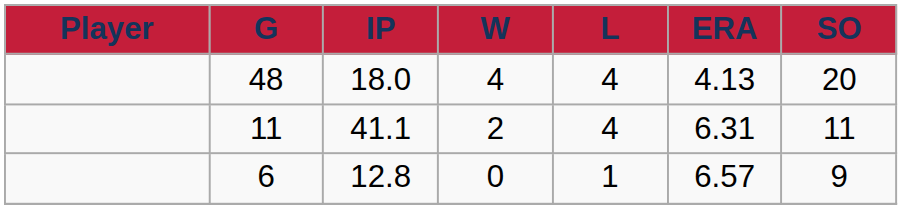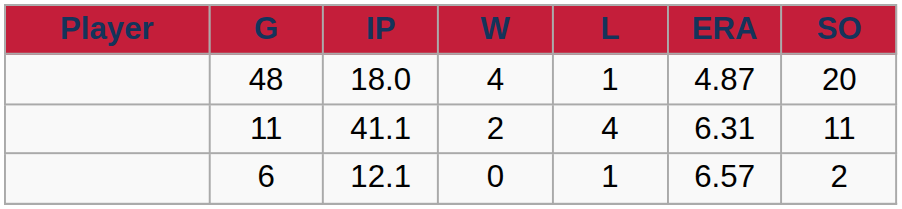(610, 78) 4 -> (610, 78) 1
(725, 78) 4.13 -> (725, 78) 4.87
(381, 177) 12.8 -> (381, 177) 12.1
(839, 177) 9 -> (839, 177) 2
